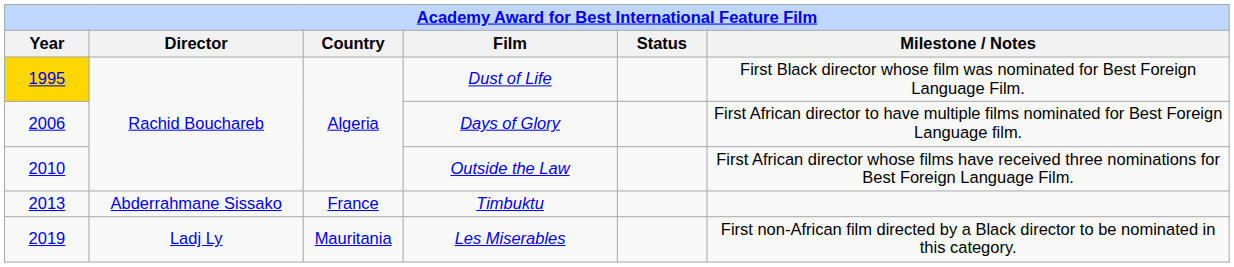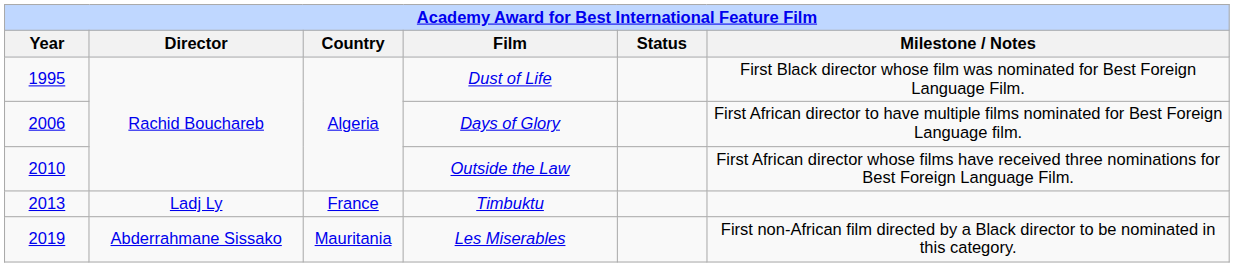(47, 79) gold background -> (47, 79) no background
(196, 203) Abderrahmane Sissako -> (196, 203) Ladj Ly
(196, 239) Ladj Ly -> (196, 239) Abderrahmane Sissako
